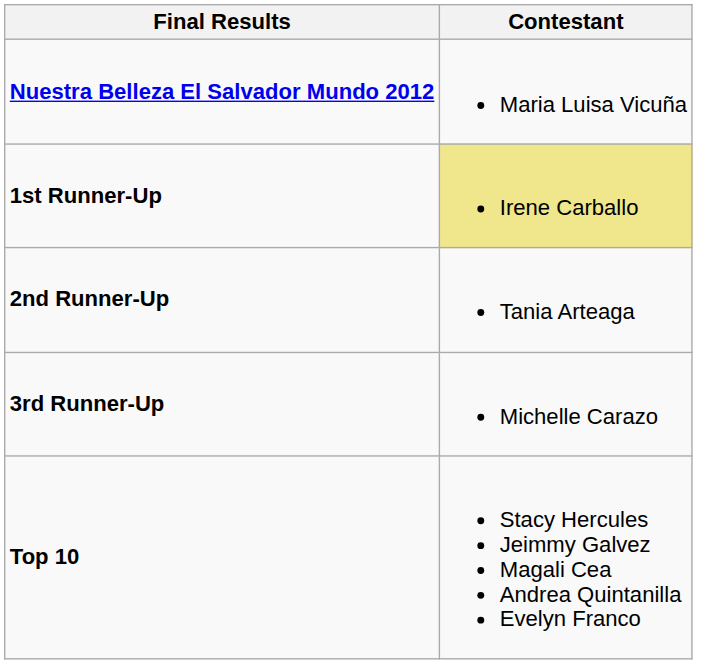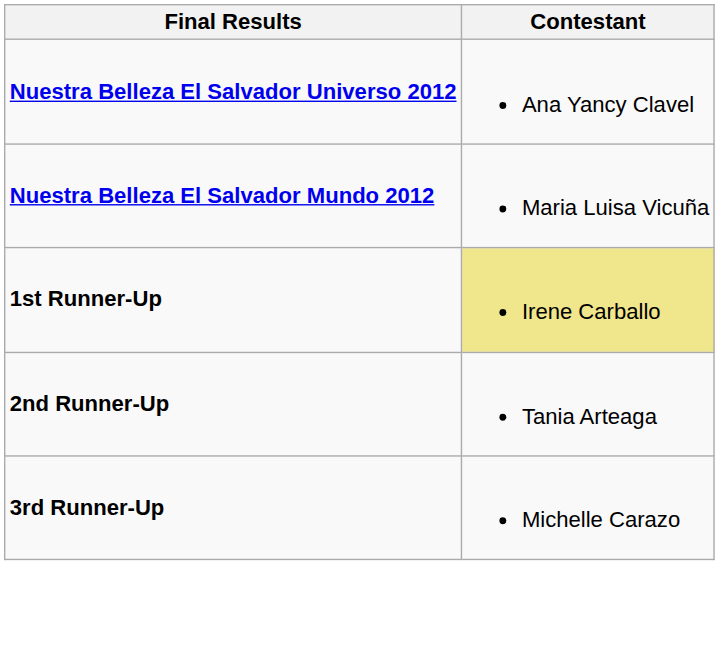+ row: (233, 91)
- row: (45, 557)
